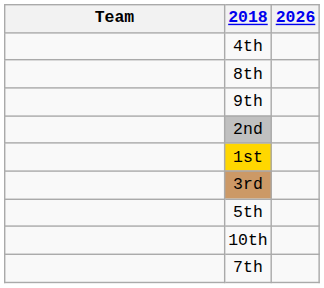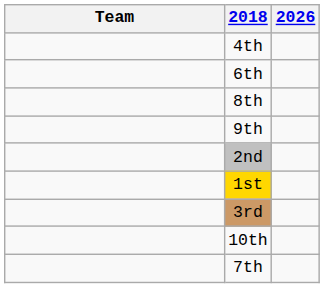+ row: (248, 74)
- row: (248, 212)
